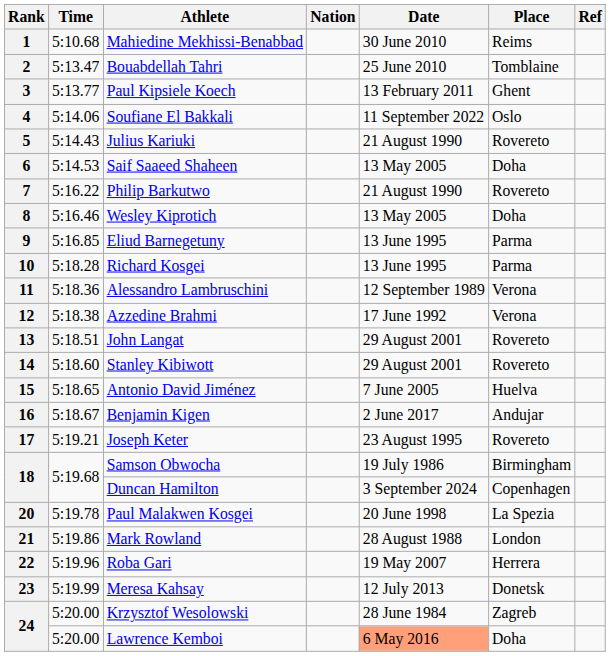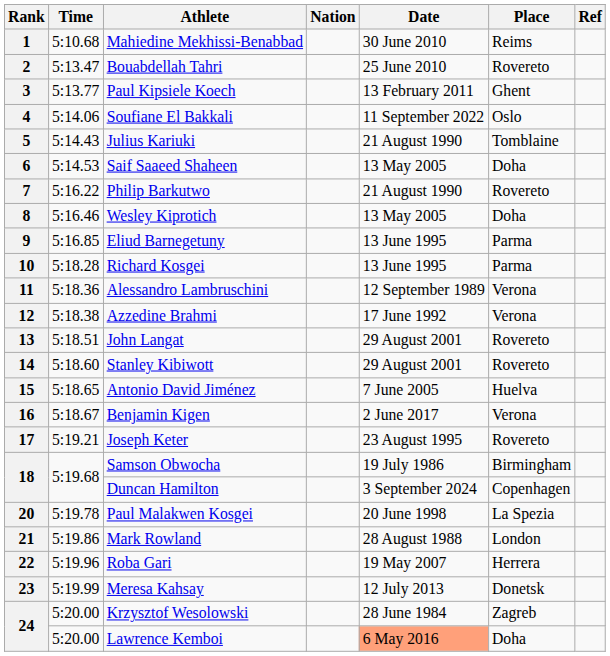(525, 66) Tomblaine -> (521, 66) Rovereto
(521, 141) Rovereto -> (525, 141) Tomblaine
(518, 414) Andujar -> (514, 414) Verona
